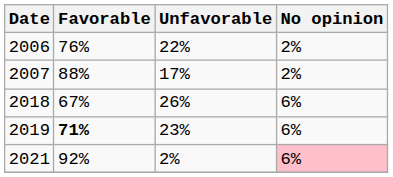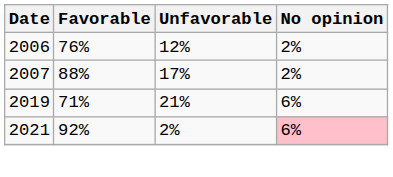(174, 47) 22% -> (174, 47) 12%
- row: (29, 103)
(74, 131) bold -> (74, 103) normal
(174, 131) 23% -> (174, 103) 21%
